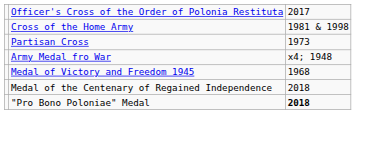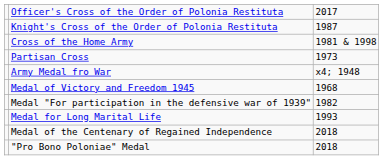+ row: (144, 27)
+ row: (161, 102)
+ row: (86, 117)
(299, 102) bold -> (327, 147) normal
